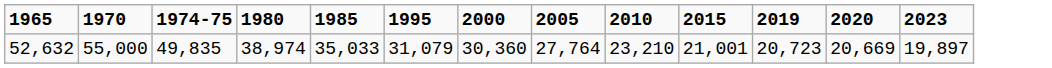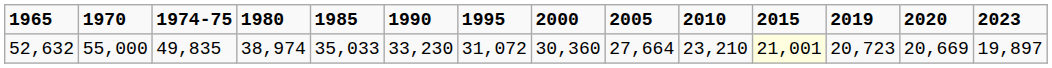+ column: (410, 19)
(421, 49) 31,079 -> (494, 49) 31,072
(568, 49) 27,764 -> (642, 49) 27,664
(715, 49) no background -> (789, 49) lightyellow background
